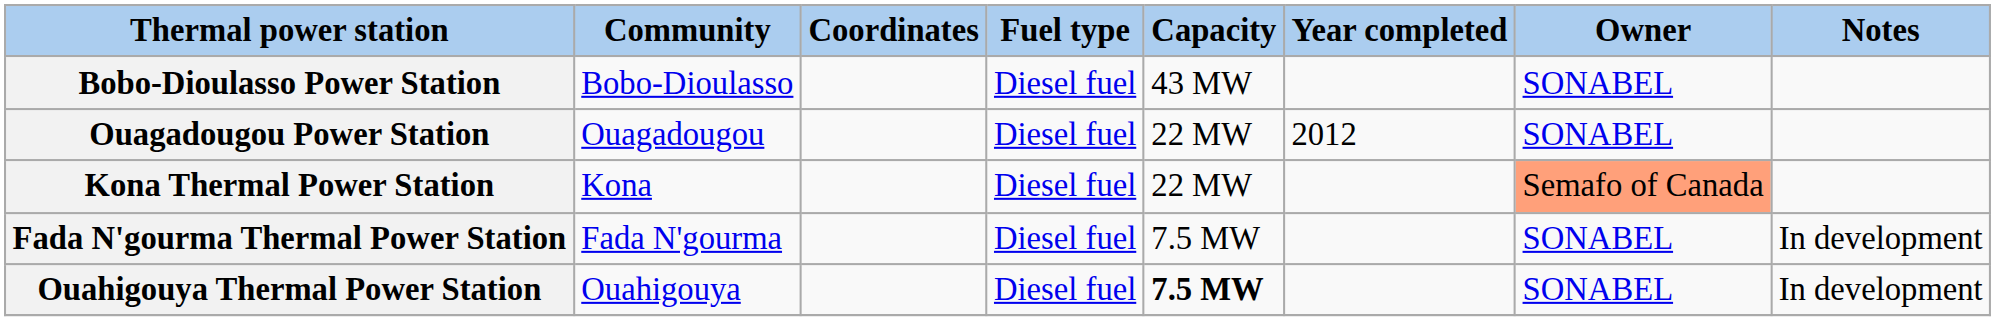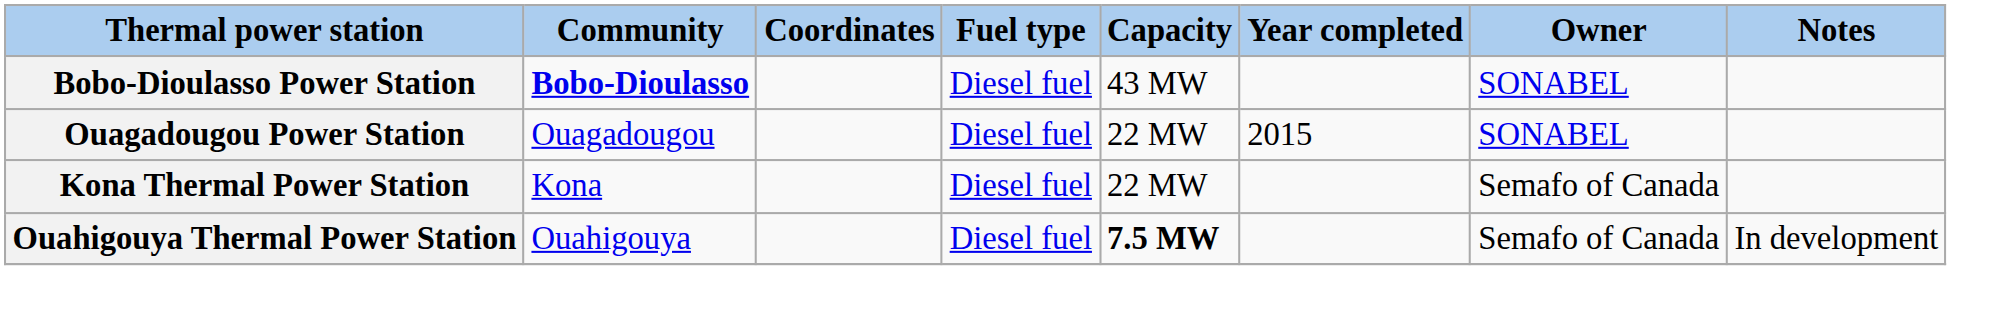(687, 82) normal -> (640, 82) bold
(1324, 133) 2012 -> (1280, 133) 2015
(1643, 185) lightsalmon background -> (1599, 185) no background
- row: (289, 237)
(1598, 289) SONABEL -> (1599, 237) Semafo of Canada
